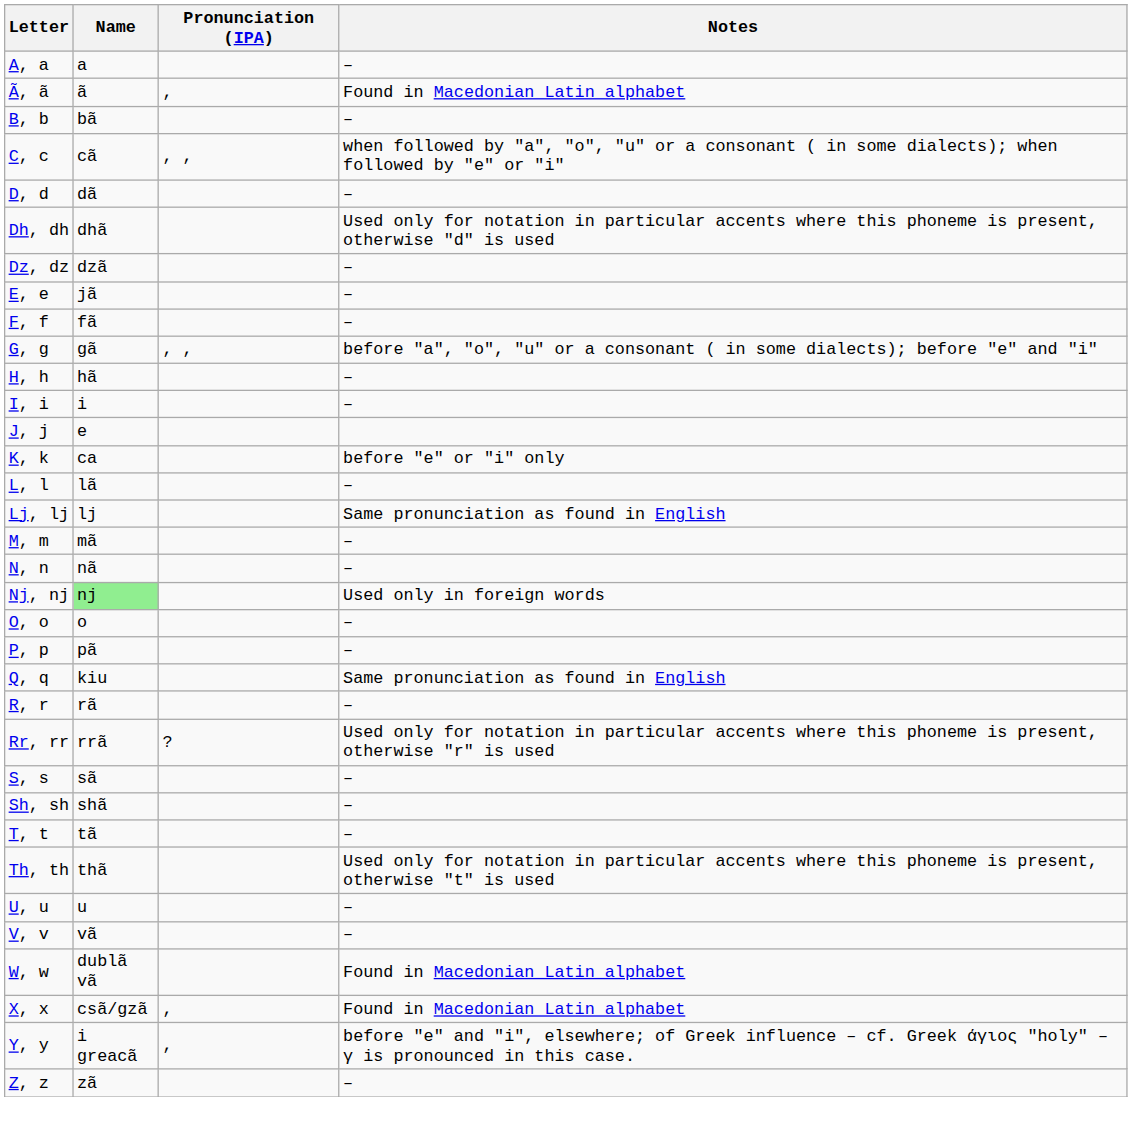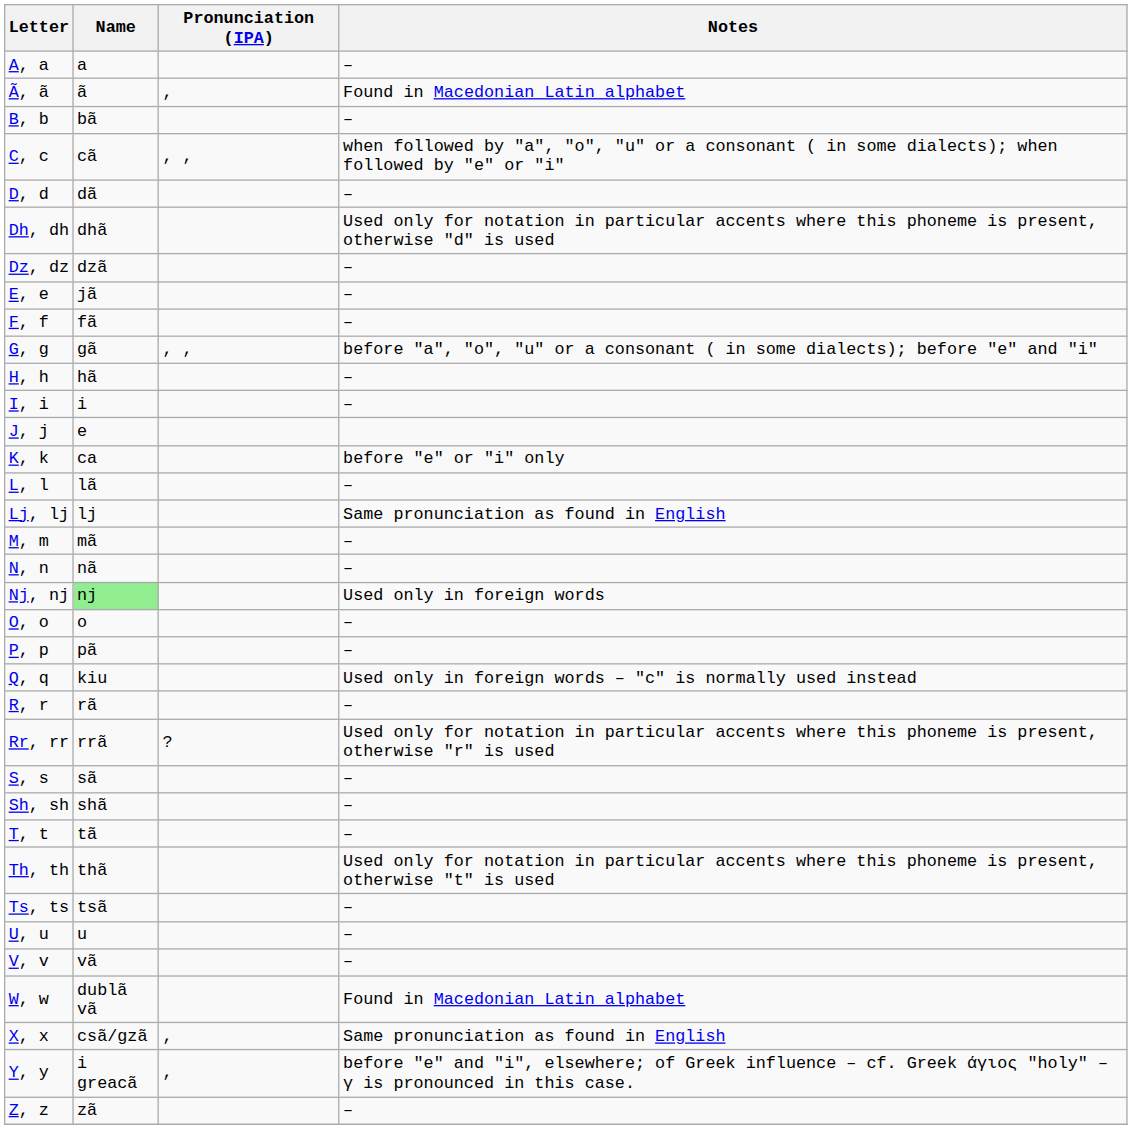(534, 678) Same pronunciation as found in English -> (630, 678) Used only in foreign words – "c" is normally used instead
+ row: (39, 908)
(514, 1009) Found in Macedonian Latin alphabet -> (534, 1036) Same pronunciation as found in English
